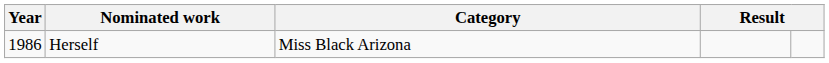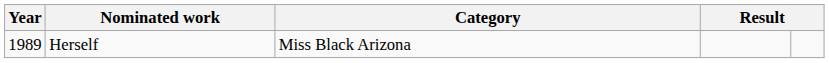(25, 44) 1986 -> (25, 44) 1989
